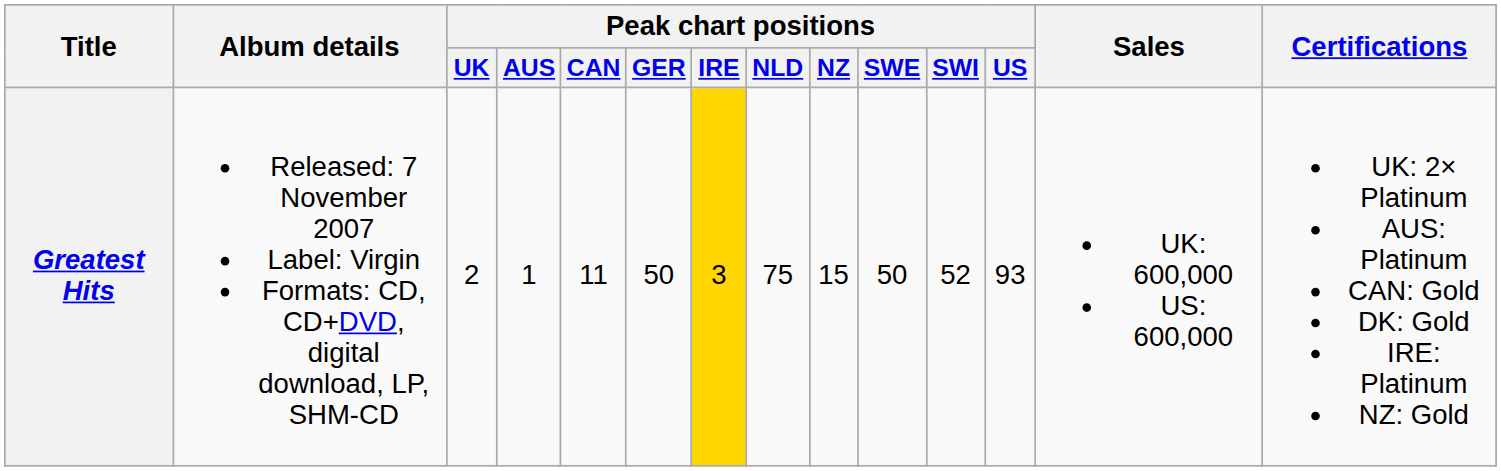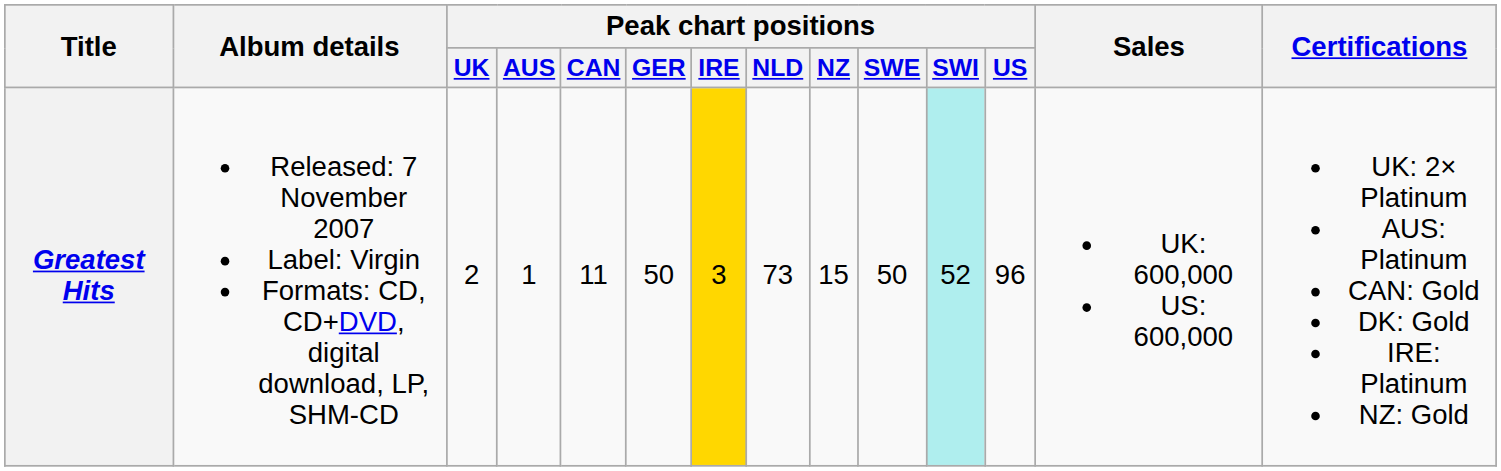(778, 275) 75 -> (778, 275) 73
(956, 275) no background -> (956, 275) paleturquoise background
(1010, 275) 93 -> (1010, 275) 96
